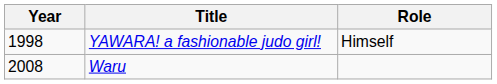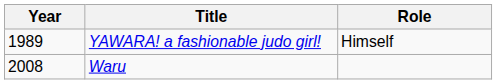(26, 41) 1998 -> (26, 41) 1989
